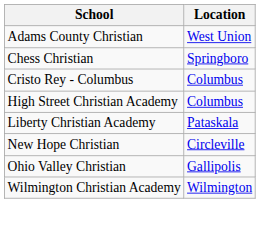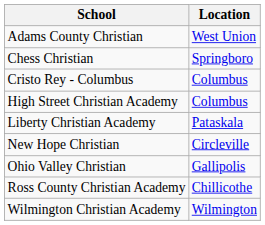+ row: (97, 187)
